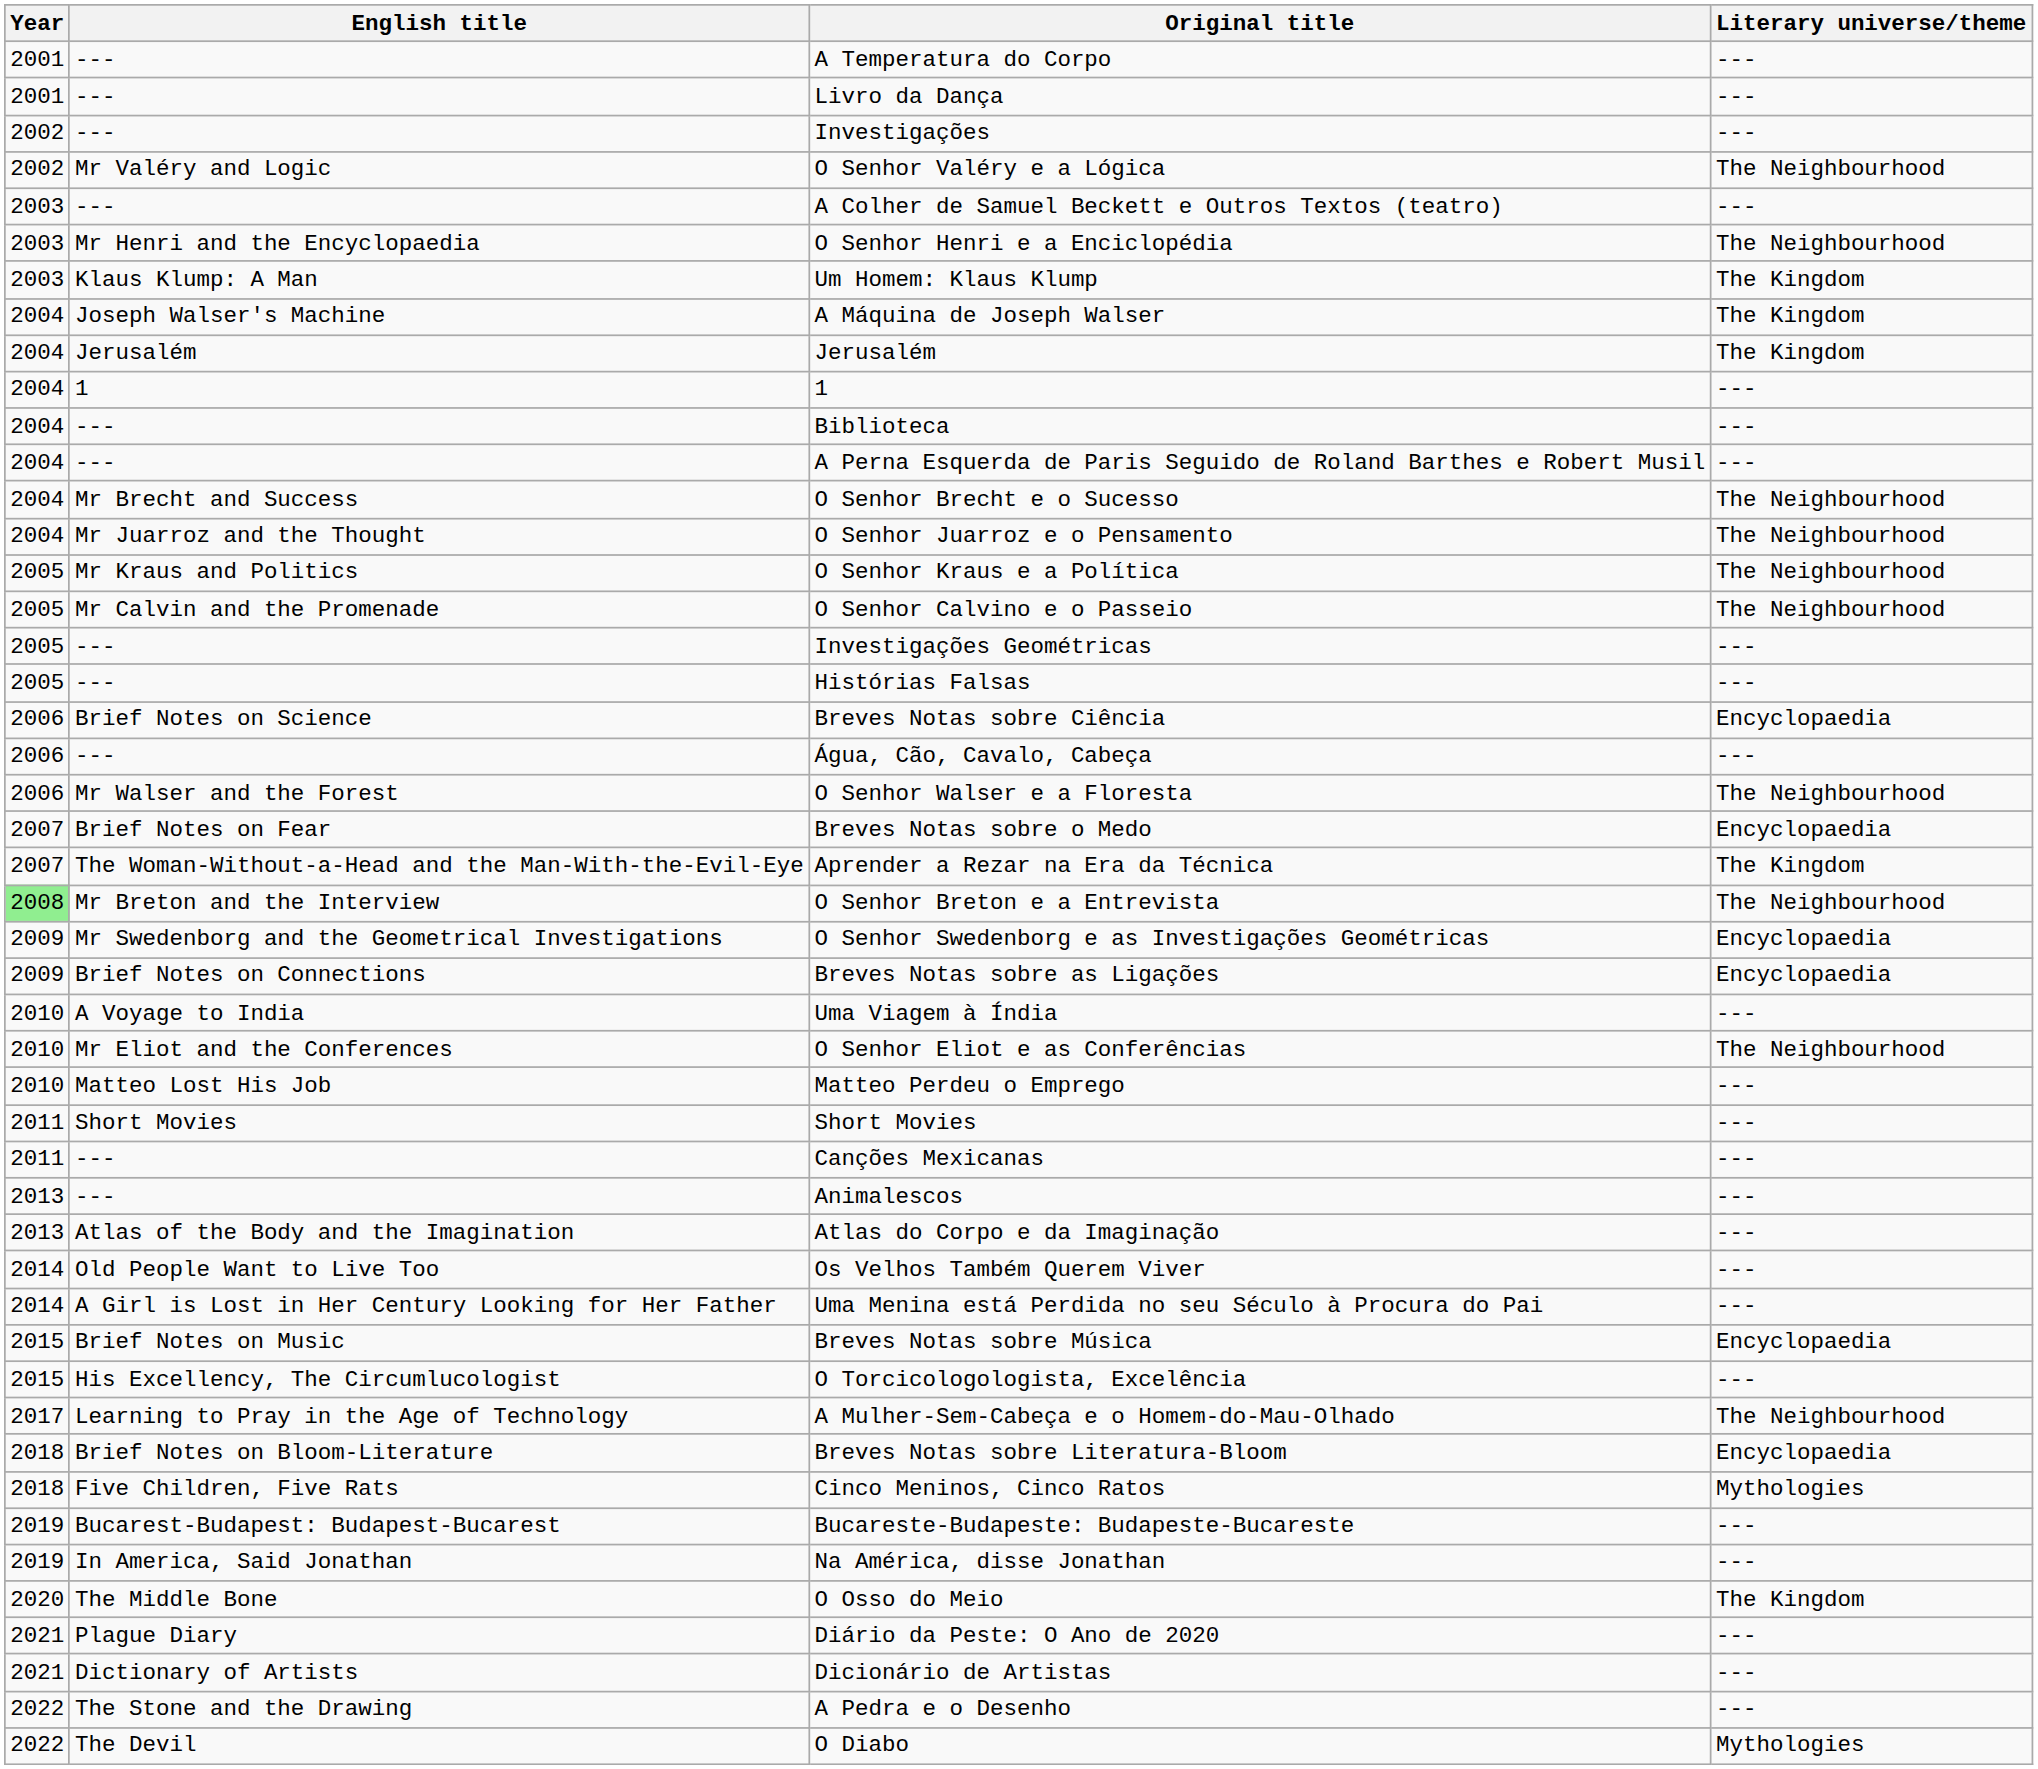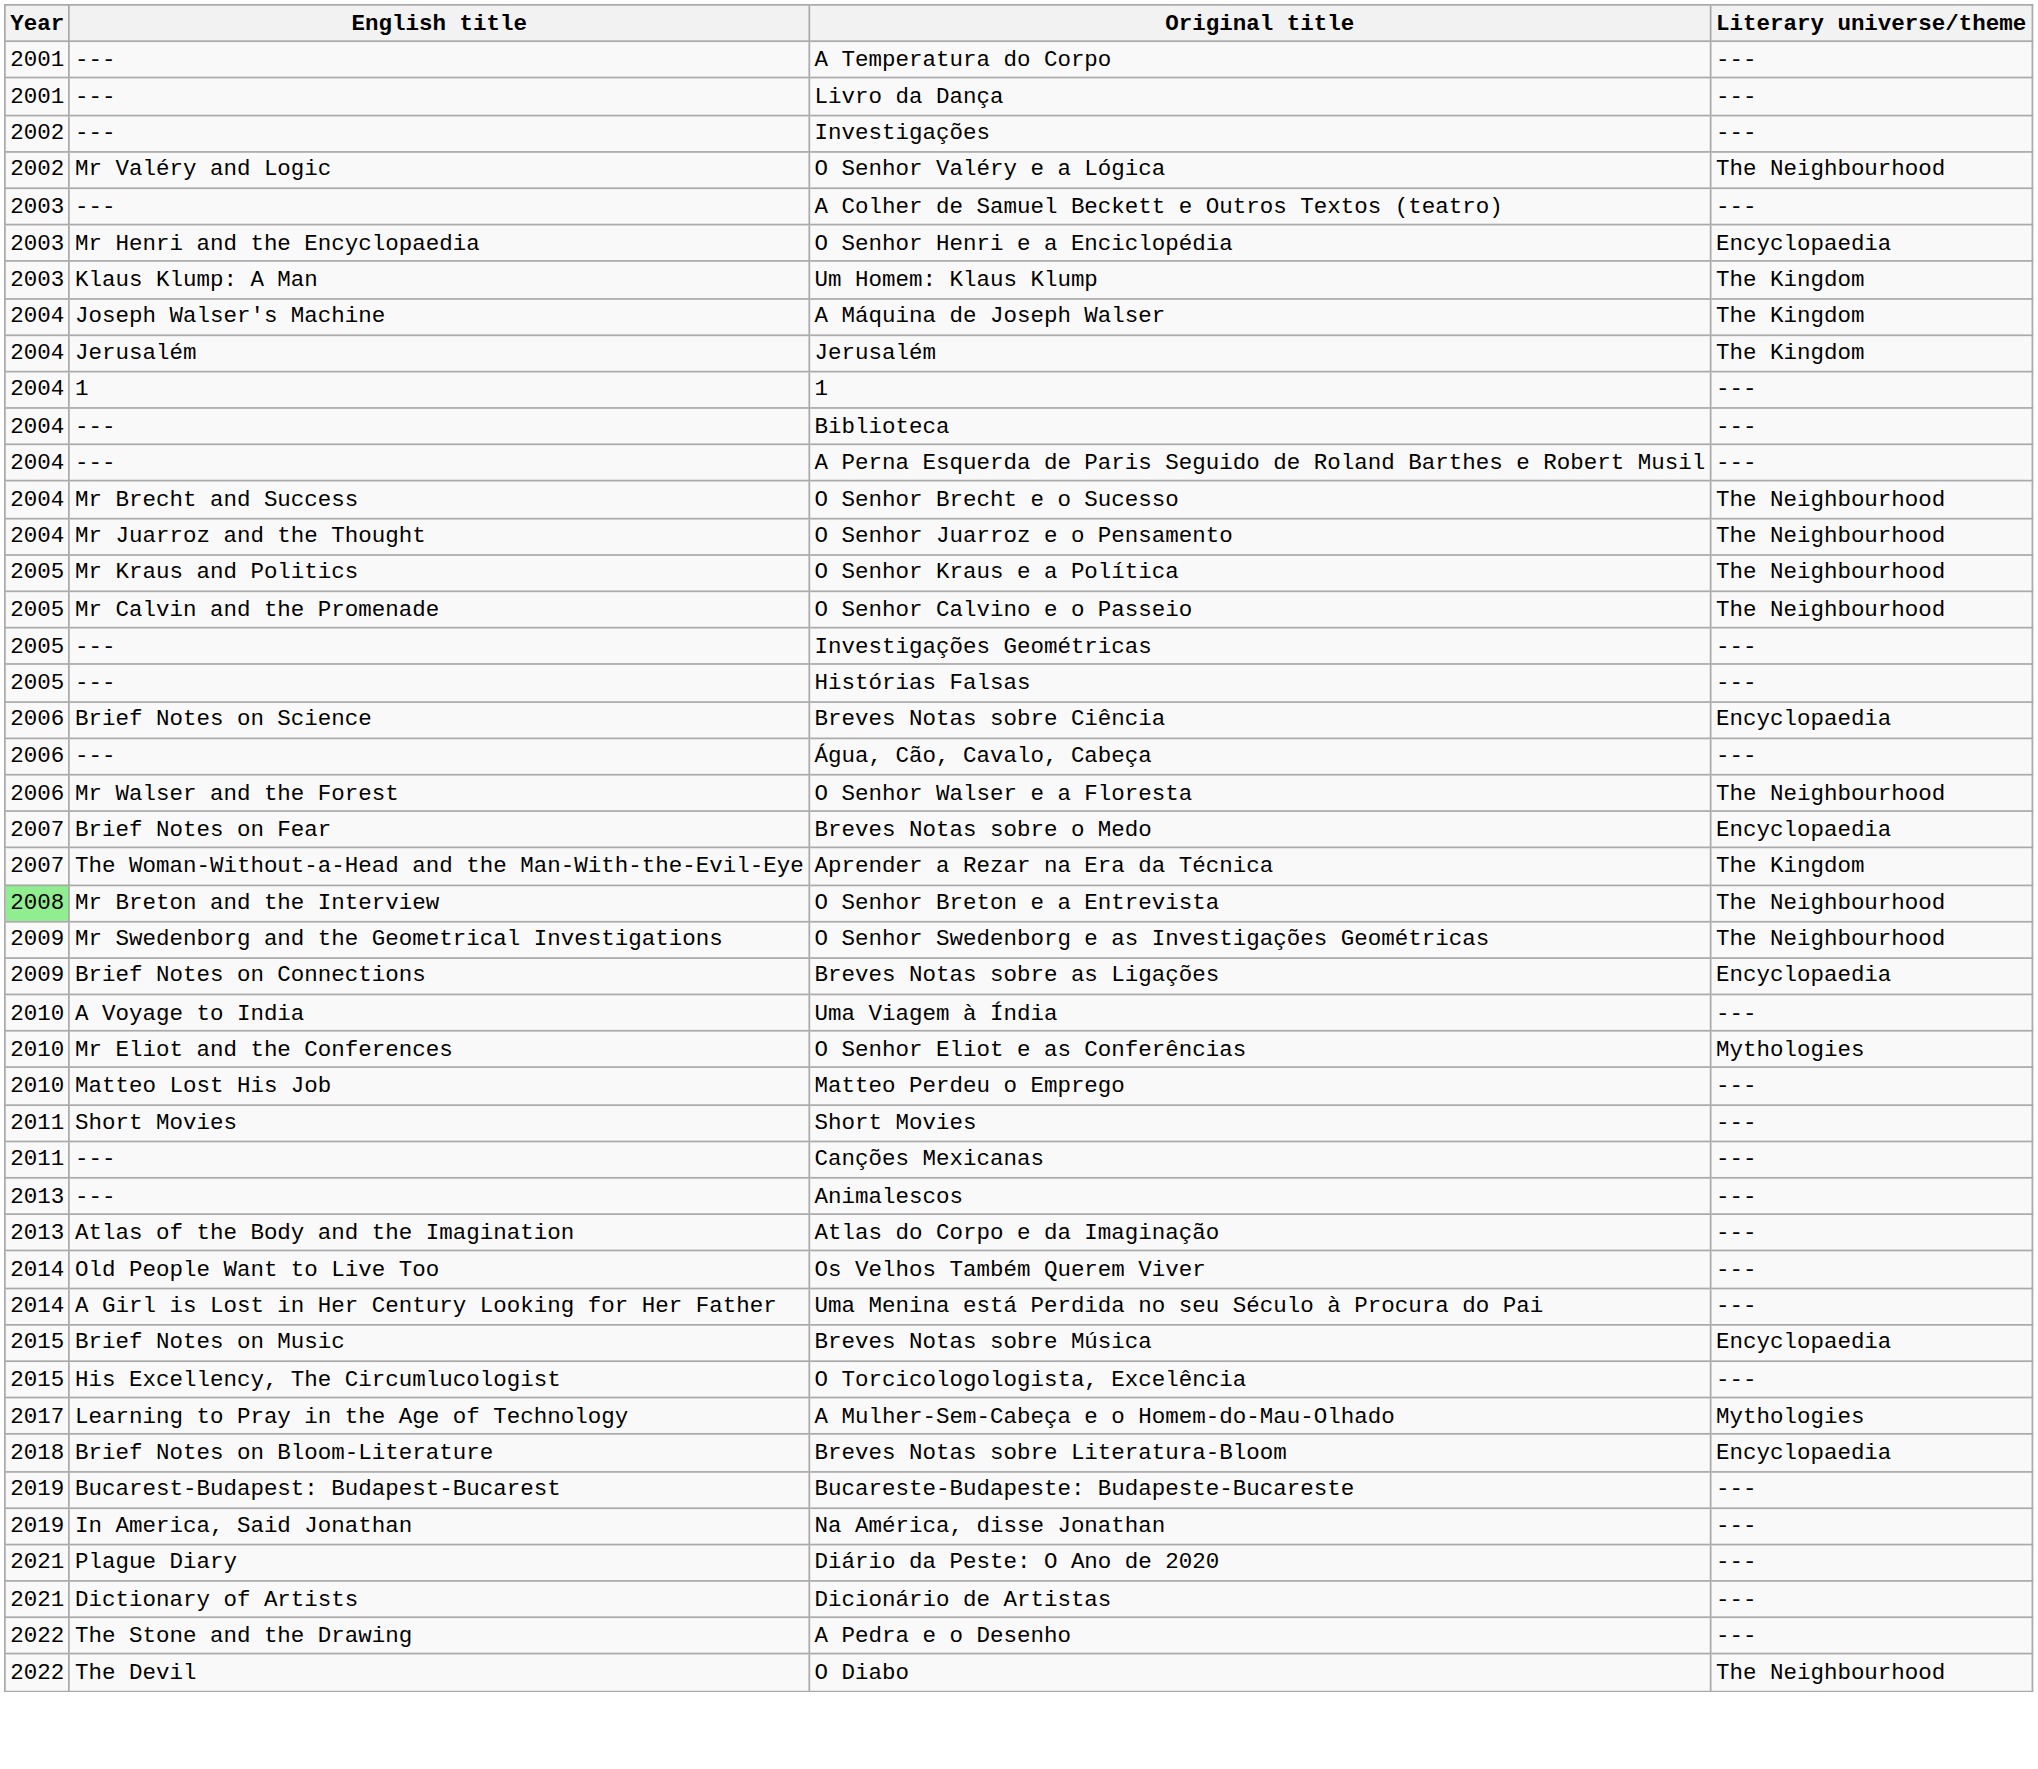(1831, 243) The Neighbourhood -> (1804, 243) Encyclopaedia
(1804, 940) Encyclopaedia -> (1831, 940) The Neighbourhood
(1831, 1050) The Neighbourhood -> (1790, 1050) Mythologies
(1831, 1416) The Neighbourhood -> (1790, 1416) Mythologies
- row: (990, 1489)
- row: (909, 1599)
(1790, 1746) Mythologies -> (1831, 1673) The Neighbourhood
